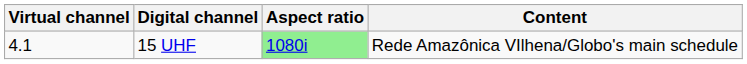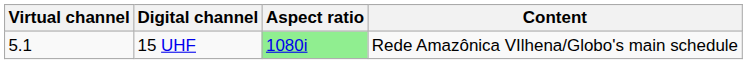(20, 44) 4.1 -> (20, 44) 5.1
